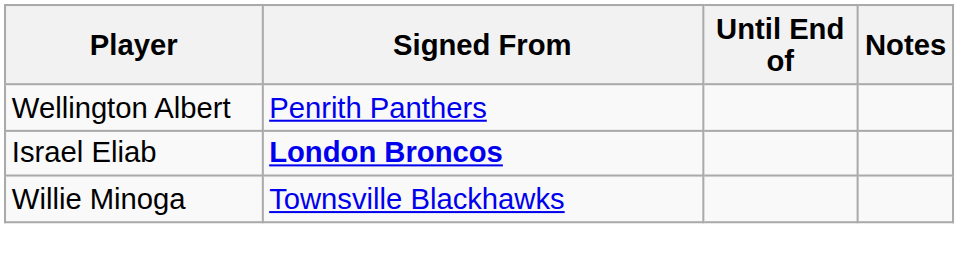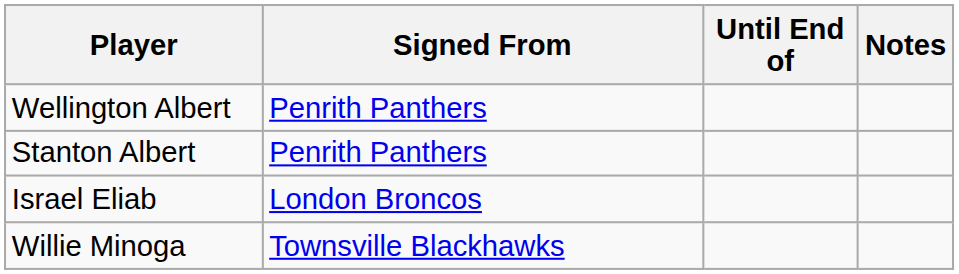+ row: (104, 153)
(386, 153) bold -> (376, 200) normal
